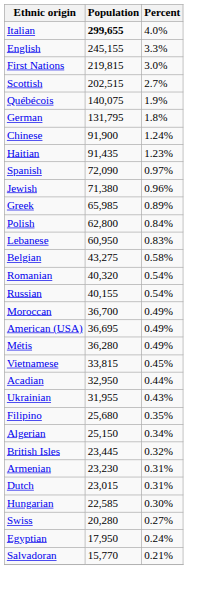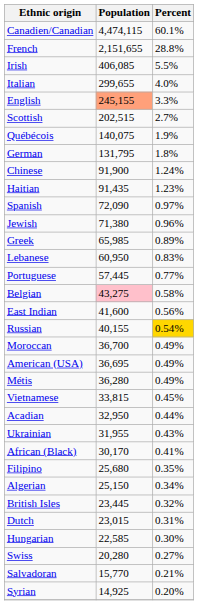+ row: (50, 30)
+ row: (22, 48)
+ row: (17, 65)
(106, 30) bold -> (116, 83) normal
(106, 48) no background -> (116, 100) lightsalmon background
- row: (36, 65)
- row: (21, 223)
+ row: (31, 275)
(103, 258) no background -> (114, 293) pink background
+ row: (32, 310)
- row: (30, 275)
(159, 293) no background -> (169, 328) gold background
+ row: (42, 451)
- row: (29, 468)
- row: (27, 538)
+ row: (21, 591)
